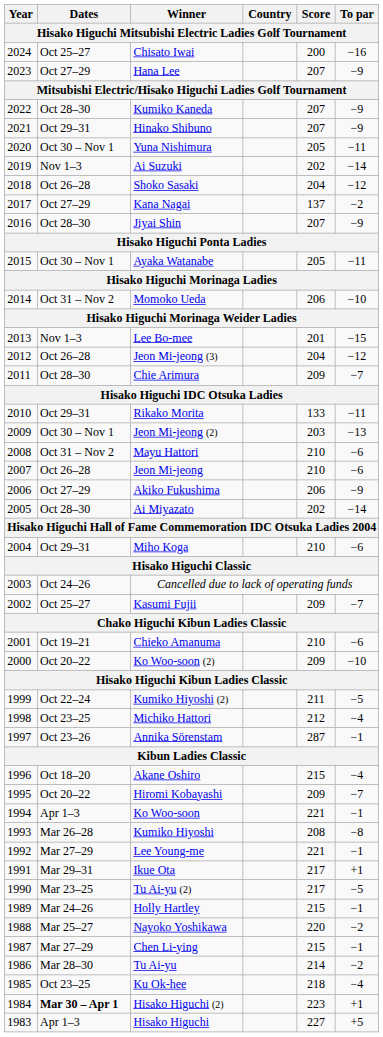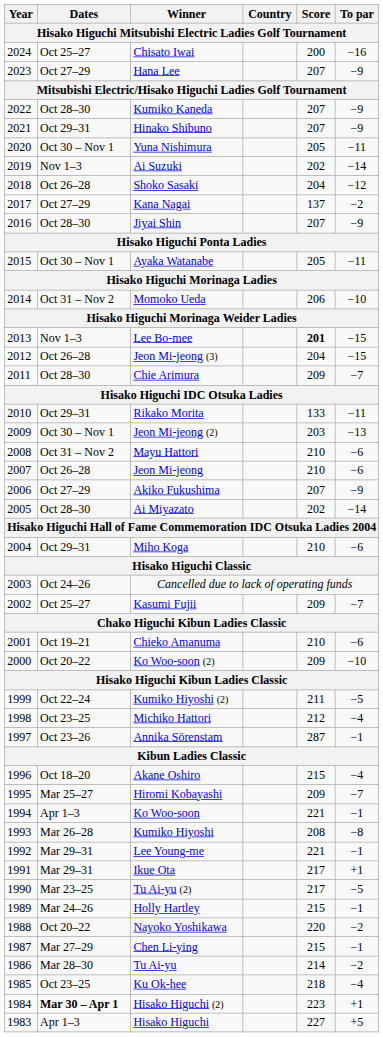(316, 337) normal -> (316, 337) bold
(357, 356) −12 -> (357, 356) −15
(316, 489) 206 -> (316, 489) 207
(65, 794) Oct 20–22 -> (67, 794) Mar 25–27
(67, 851) Mar 27–29 -> (67, 851) Mar 29–31
(67, 927) Mar 25–27 -> (65, 927) Oct 20–22
